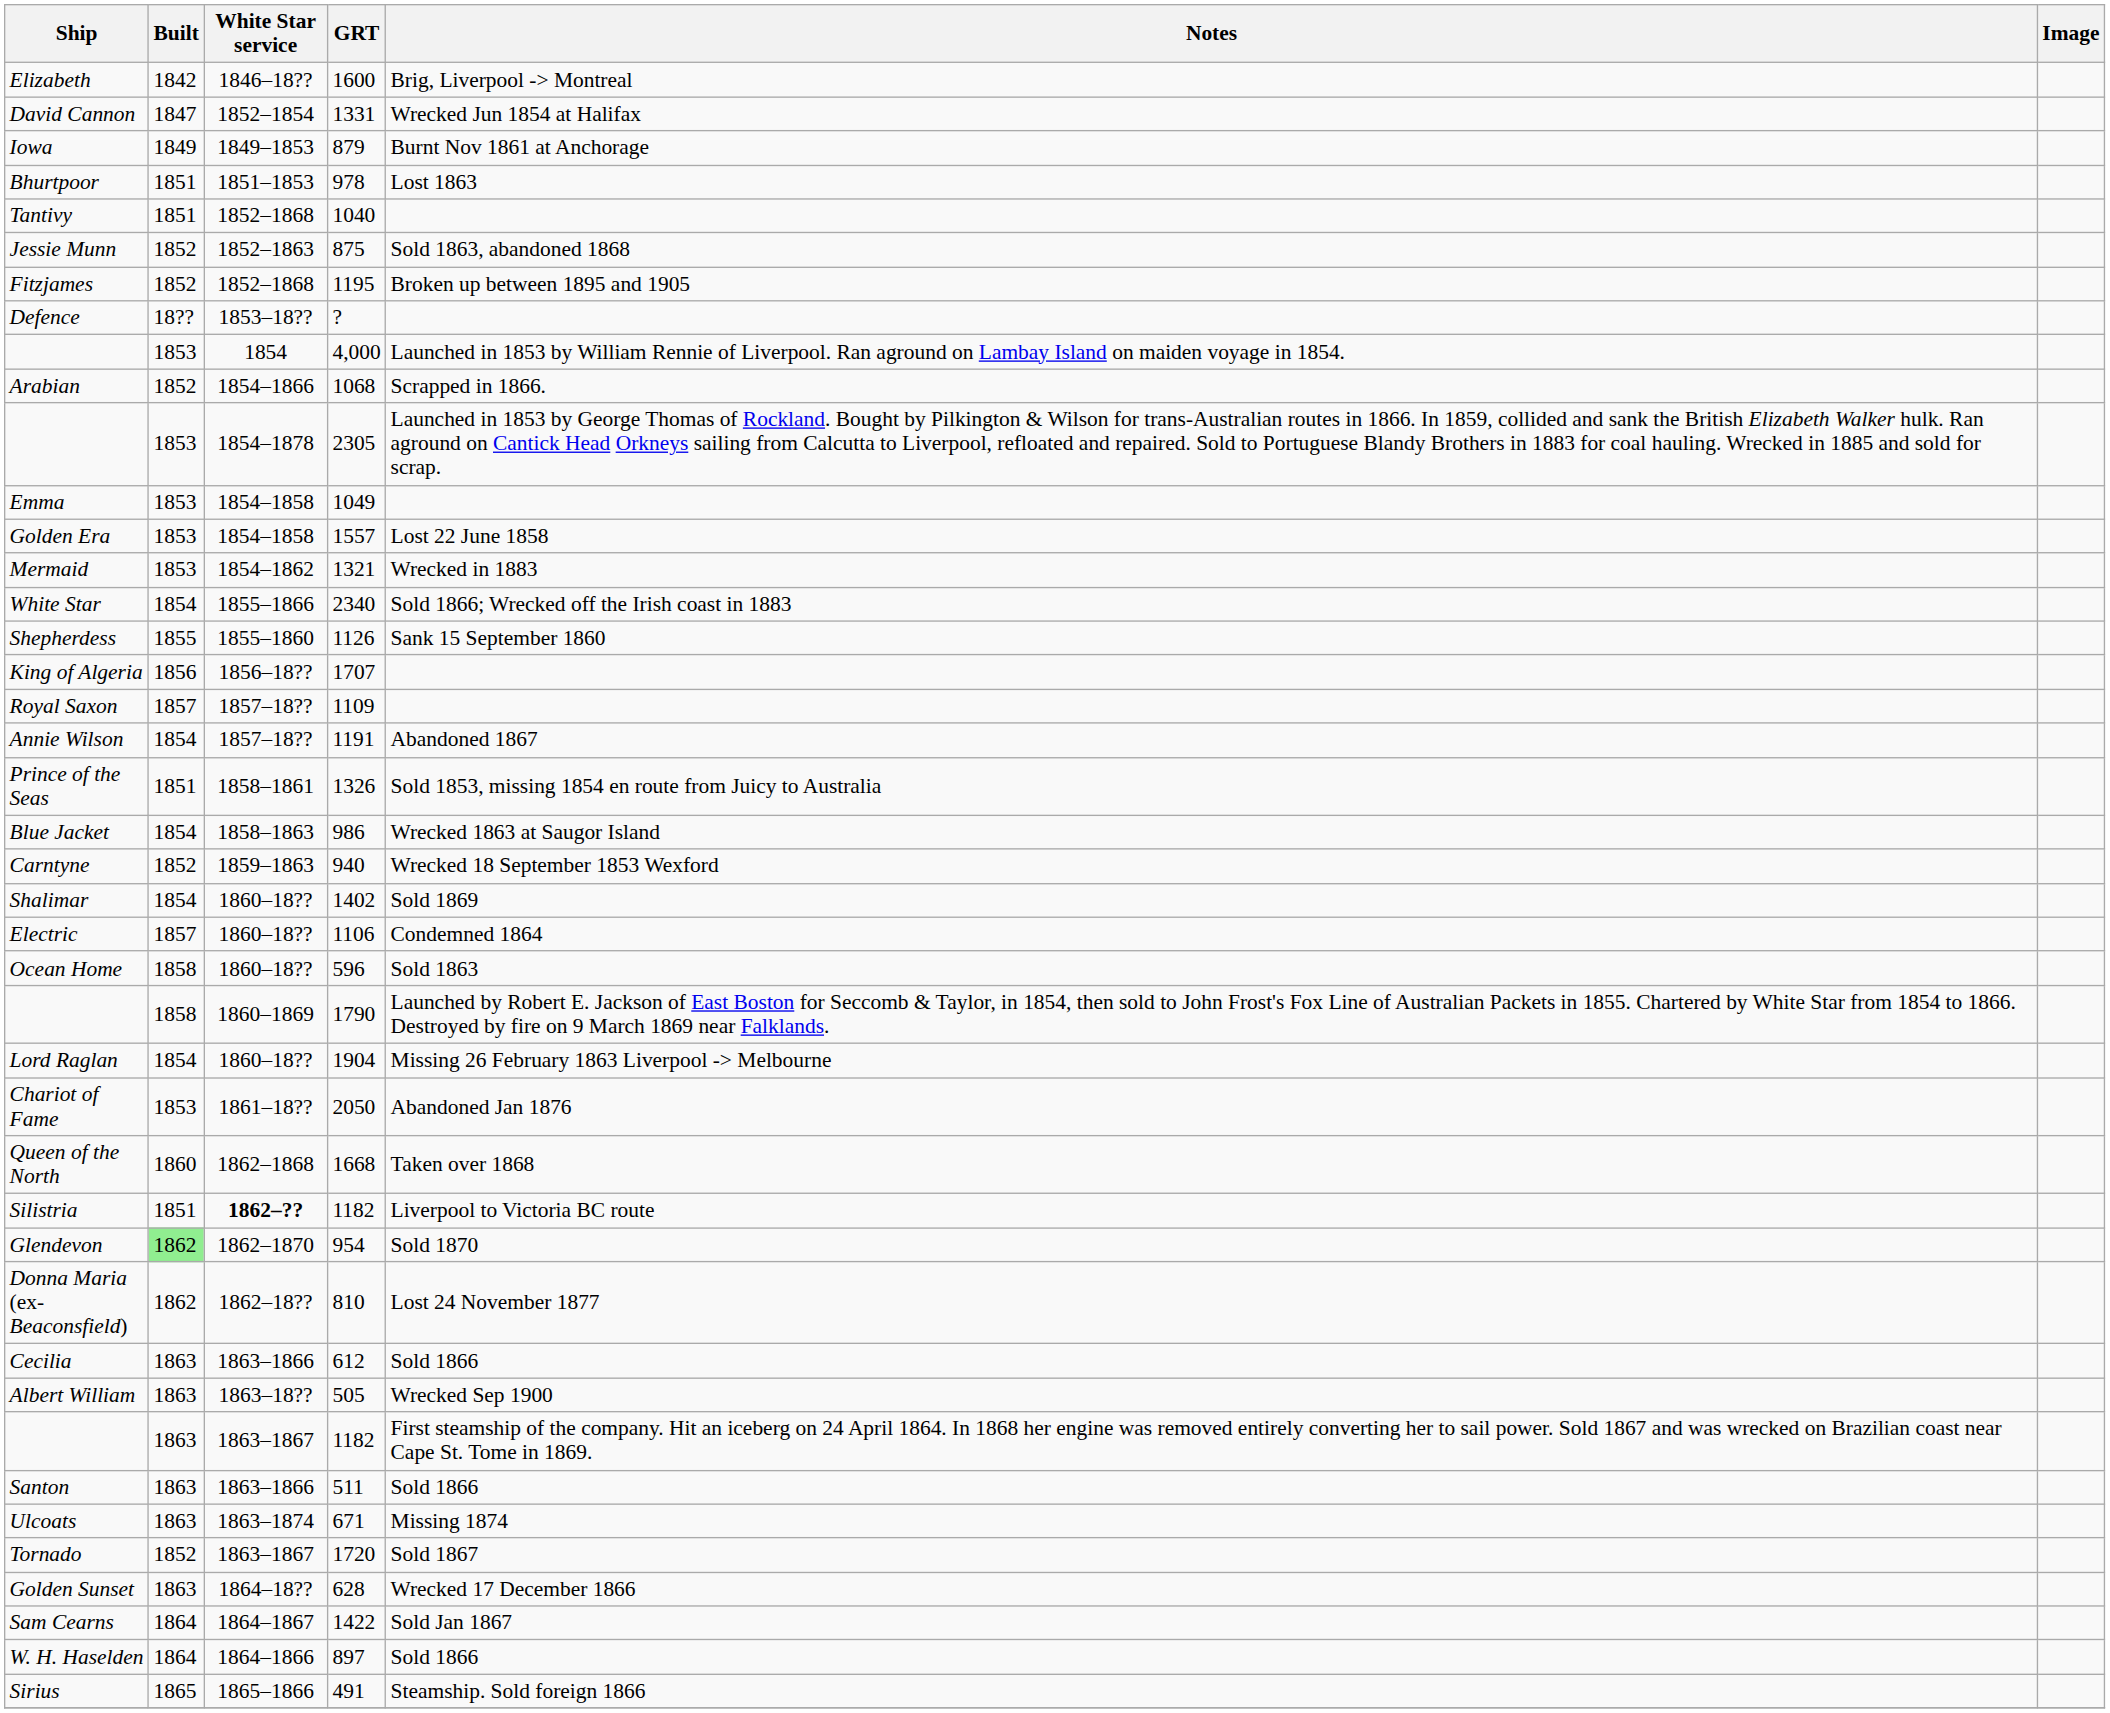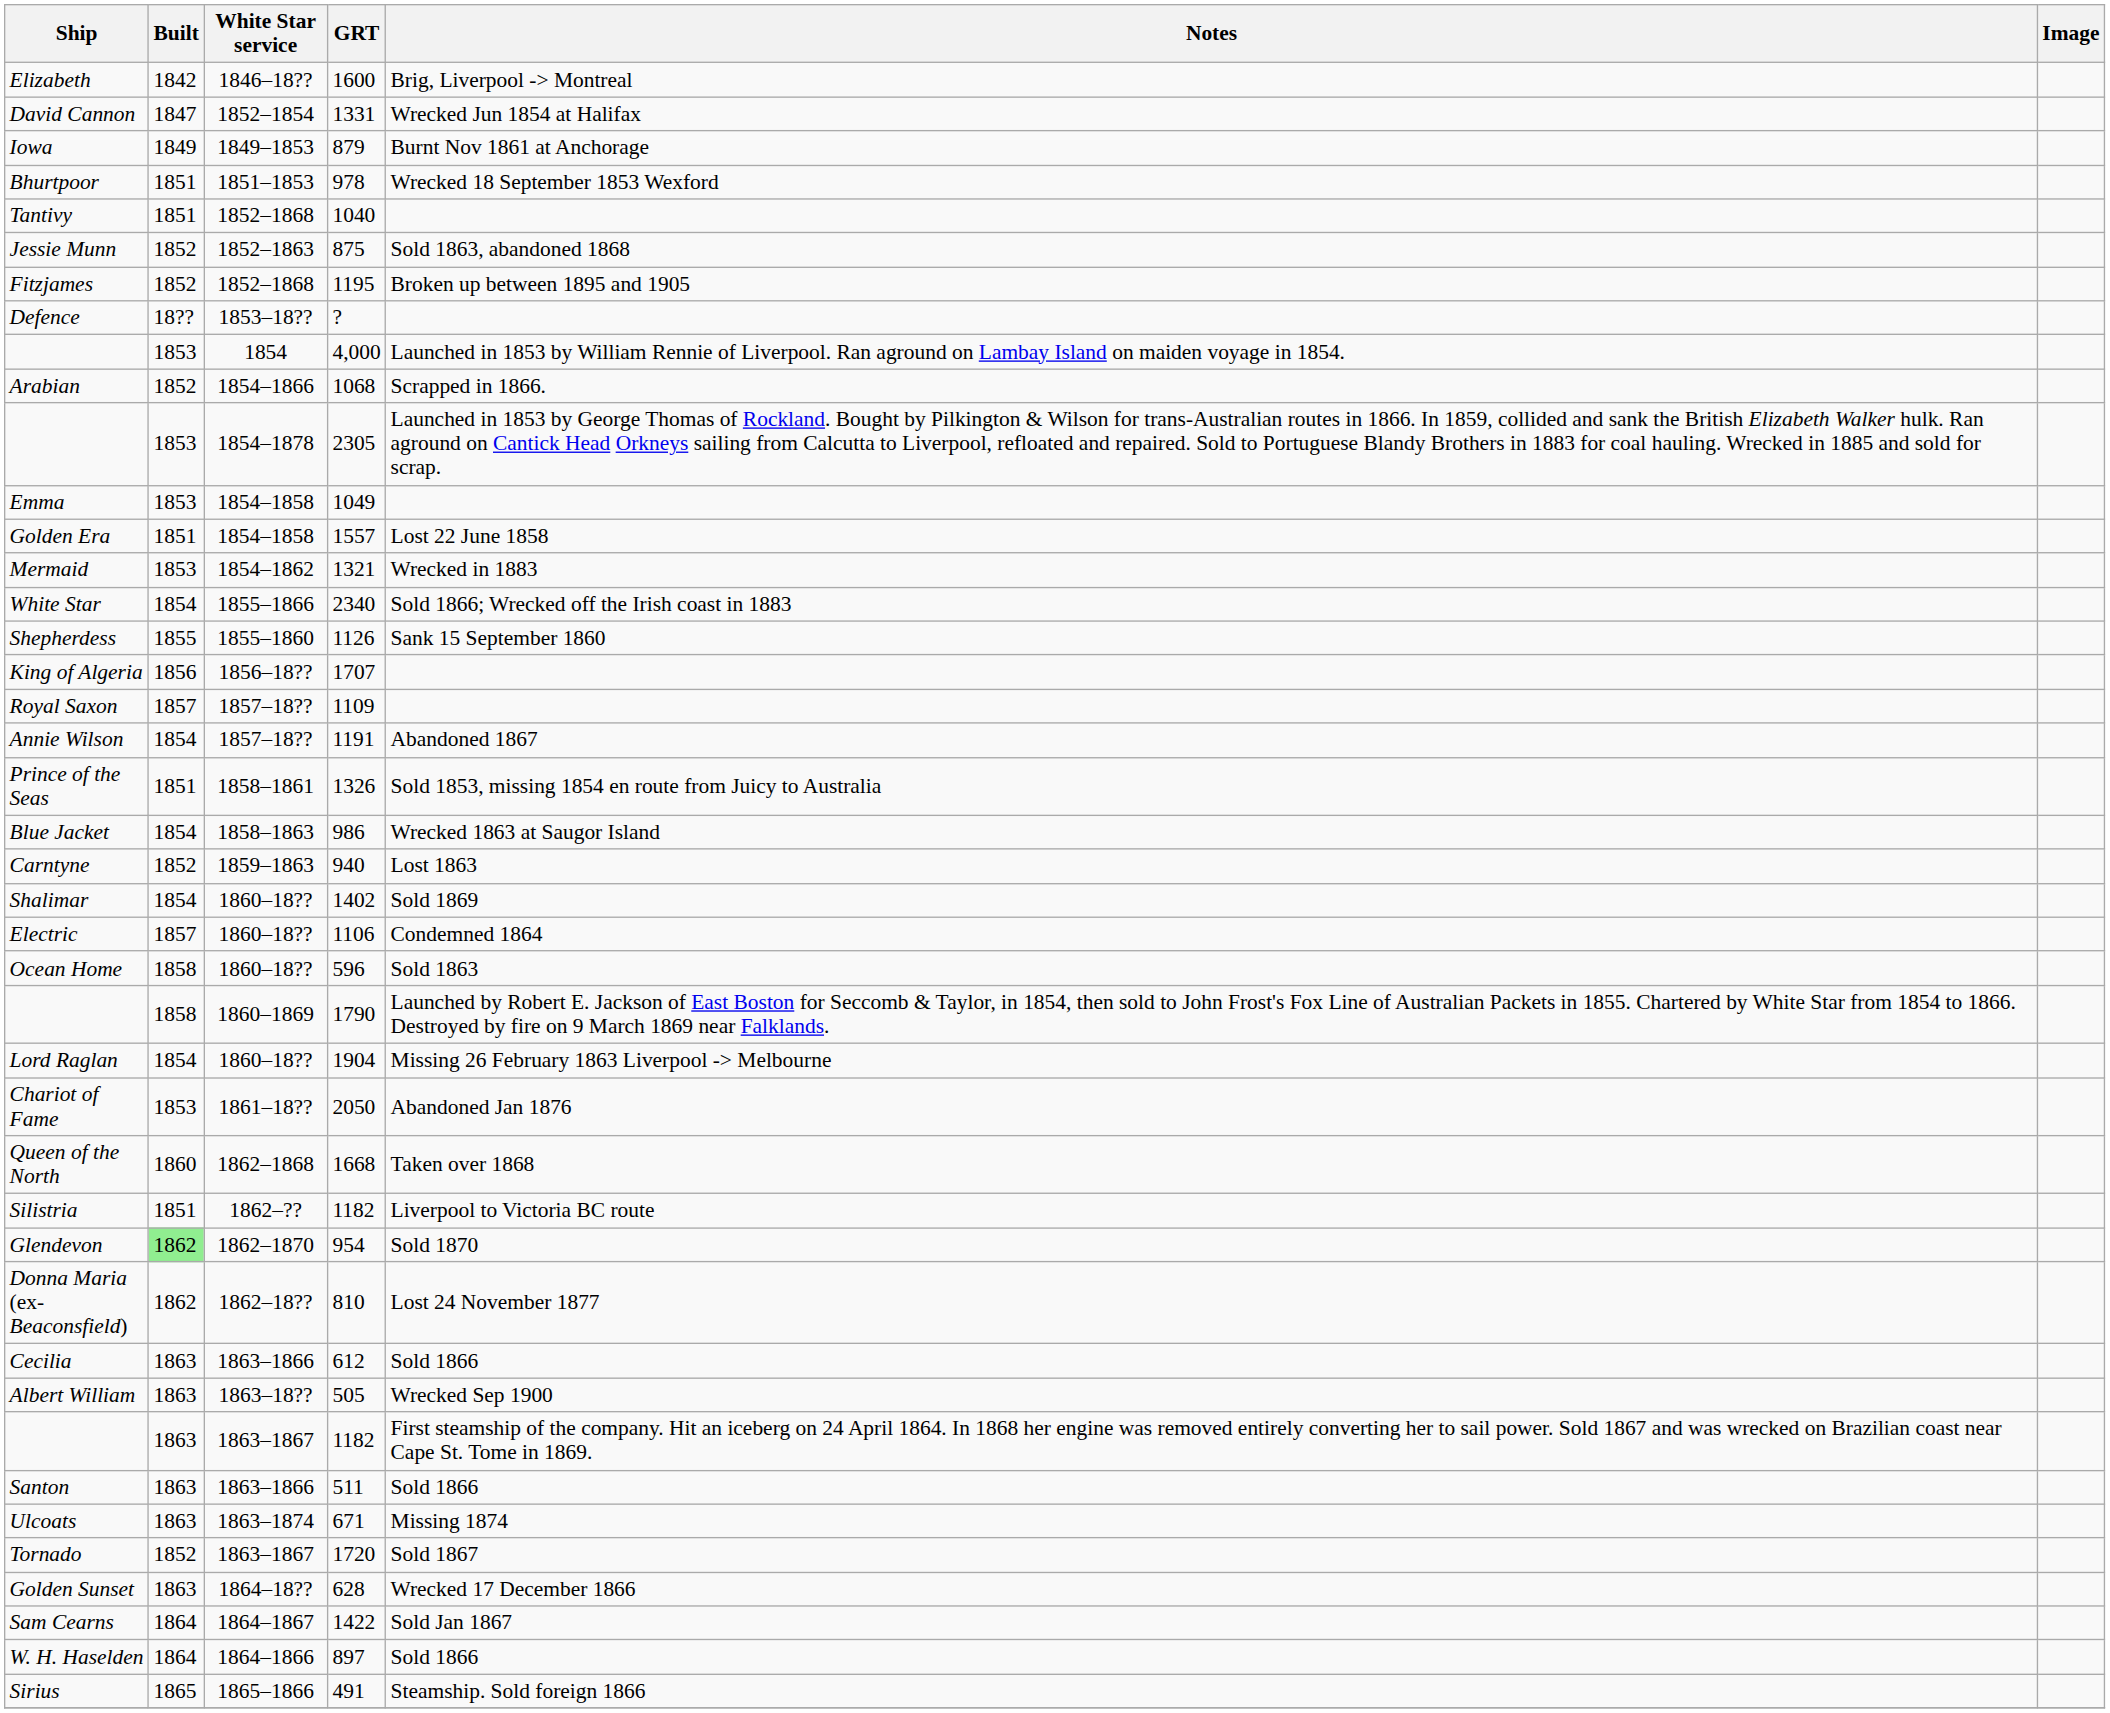(434, 181) Lost 1863 -> (555, 181) Wrecked 18 September 1853 Wexford
(175, 535) 1853 -> (175, 535) 1851
(555, 866) Wrecked 18 September 1853 Wexford -> (434, 866) Lost 1863
(266, 1210) bold -> (266, 1210) normal
